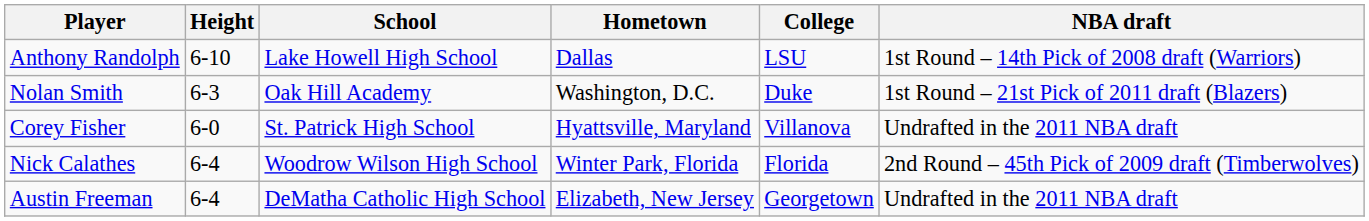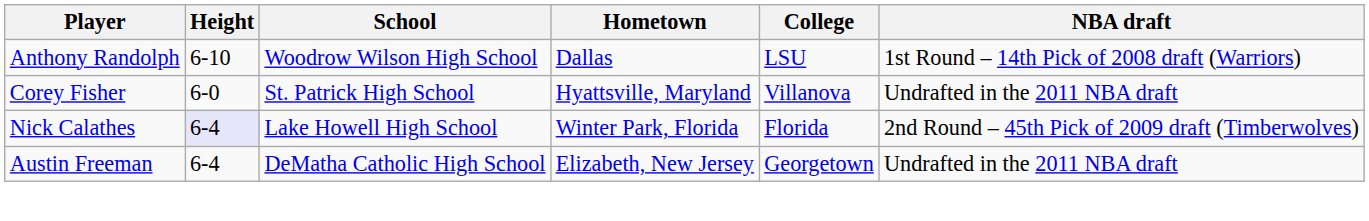(381, 57) Lake Howell High School -> (401, 57) Woodrow Wilson High School
- row: (66, 92)
(205, 163) no background -> (205, 127) lavender background
(401, 163) Woodrow Wilson High School -> (381, 127) Lake Howell High School
